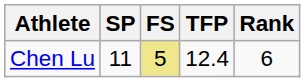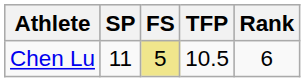(207, 58) 12.4 -> (207, 58) 10.5
